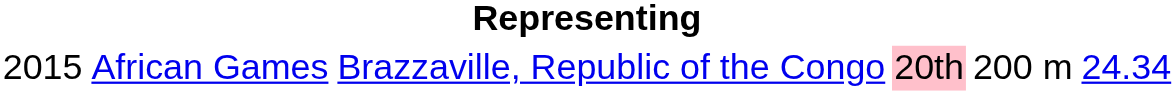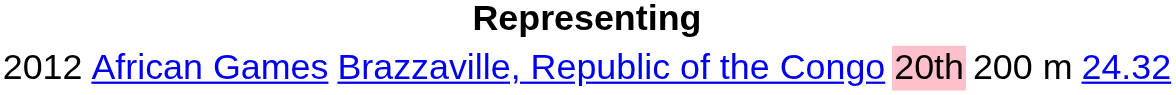(43, 67) 2015 -> (43, 67) 2012
(1126, 67) 24.34 -> (1126, 67) 24.32
